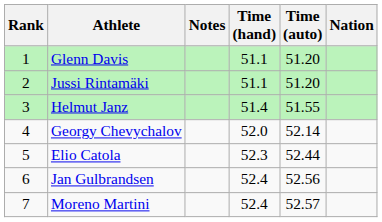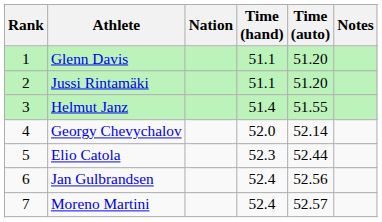columns swapped: (352, 25) <-> (207, 25)
